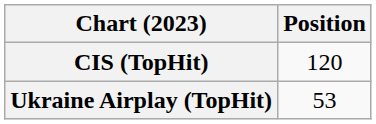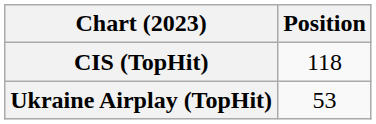(325, 61) 120 -> (325, 61) 118
